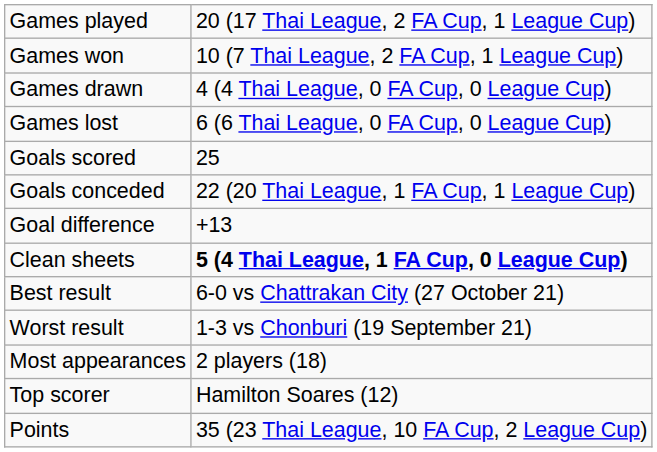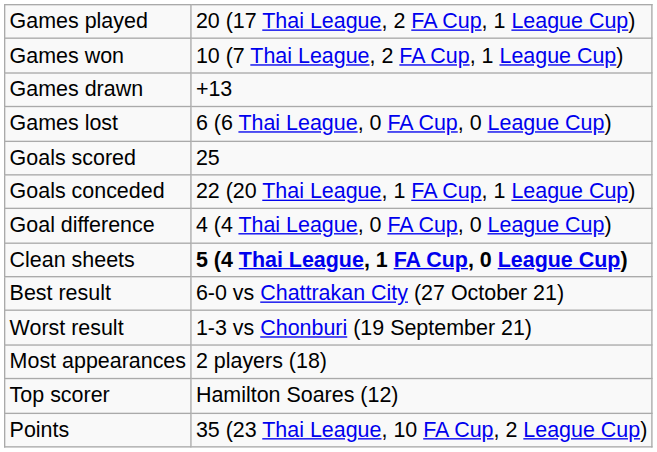(404, 89) 4 (4 Thai League, 0 FA Cup, 0 League Cup) -> (214, 89) +13
(214, 225) +13 -> (404, 225) 4 (4 Thai League, 0 FA Cup, 0 League Cup)
